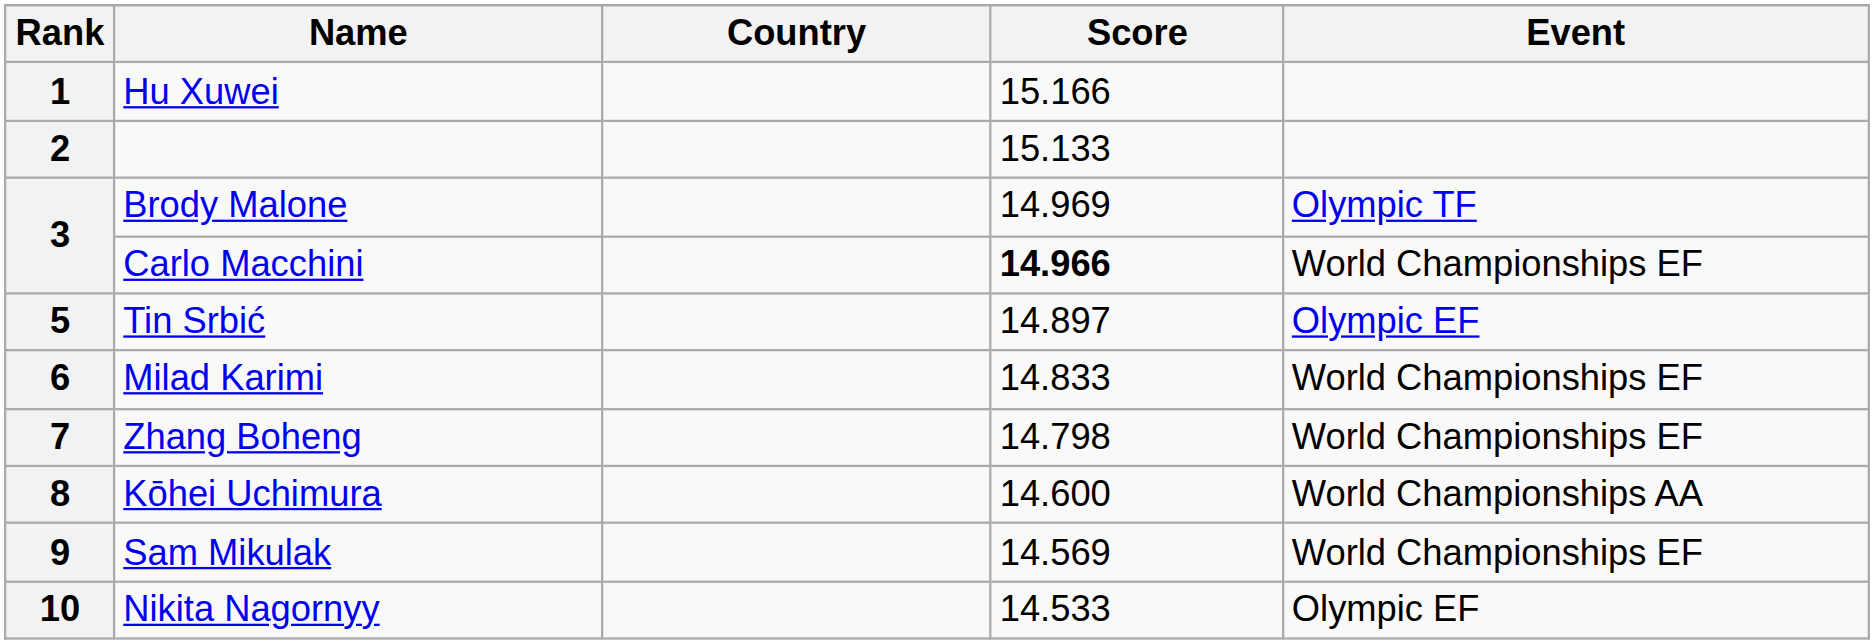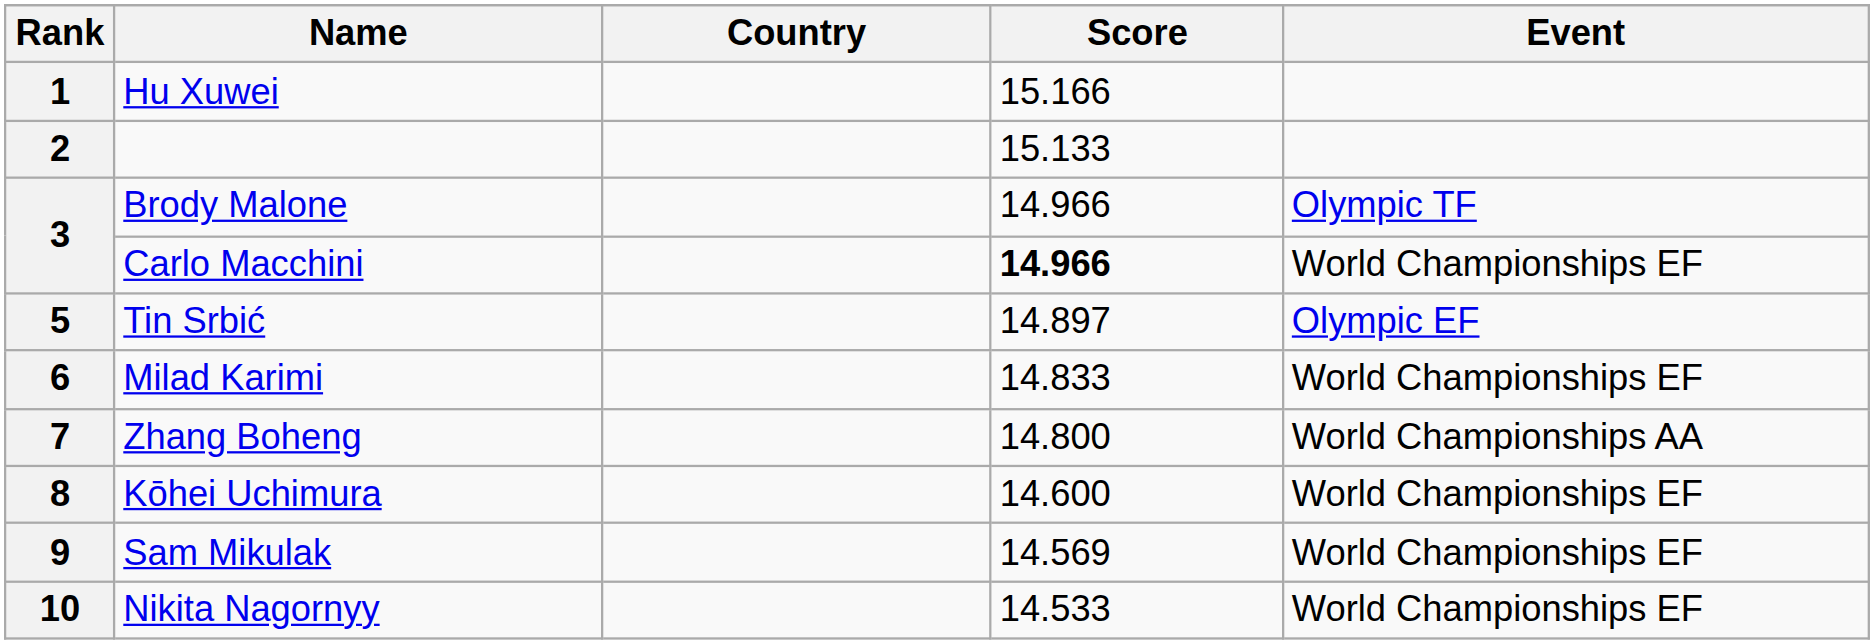(1055, 206) 14.969 -> (1055, 206) 14.966
(1055, 436) 14.798 -> (1055, 436) 14.800
(1497, 436) World Championships EF -> (1497, 436) World Championships AA
(1497, 494) World Championships AA -> (1497, 494) World Championships EF
(1386, 609) Olympic EF -> (1497, 609) World Championships EF
